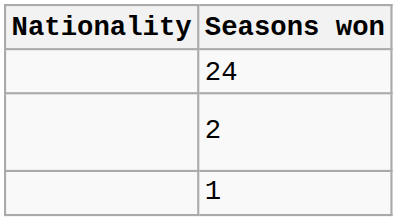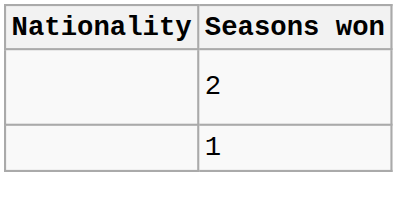- row: (221, 72)
